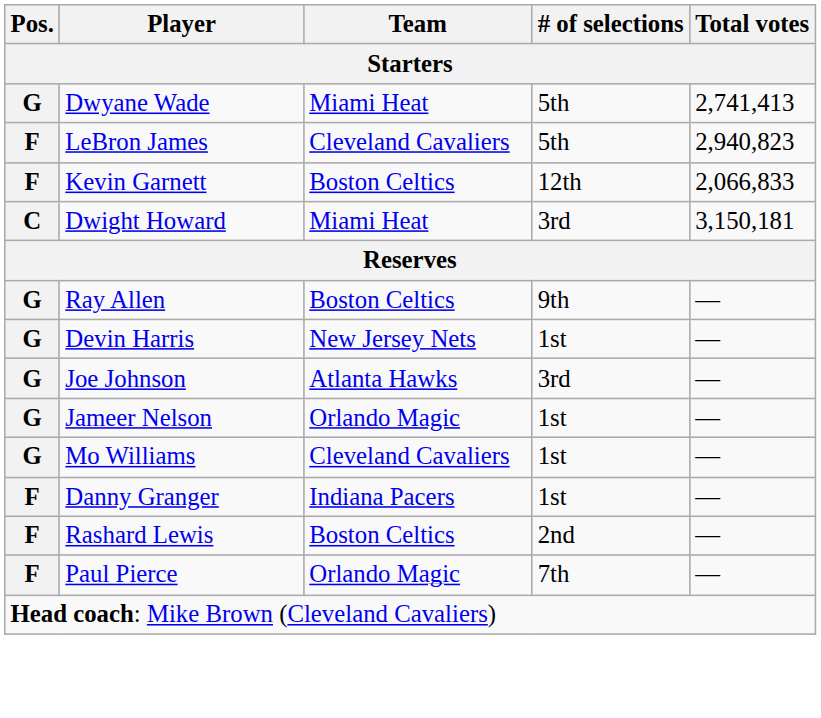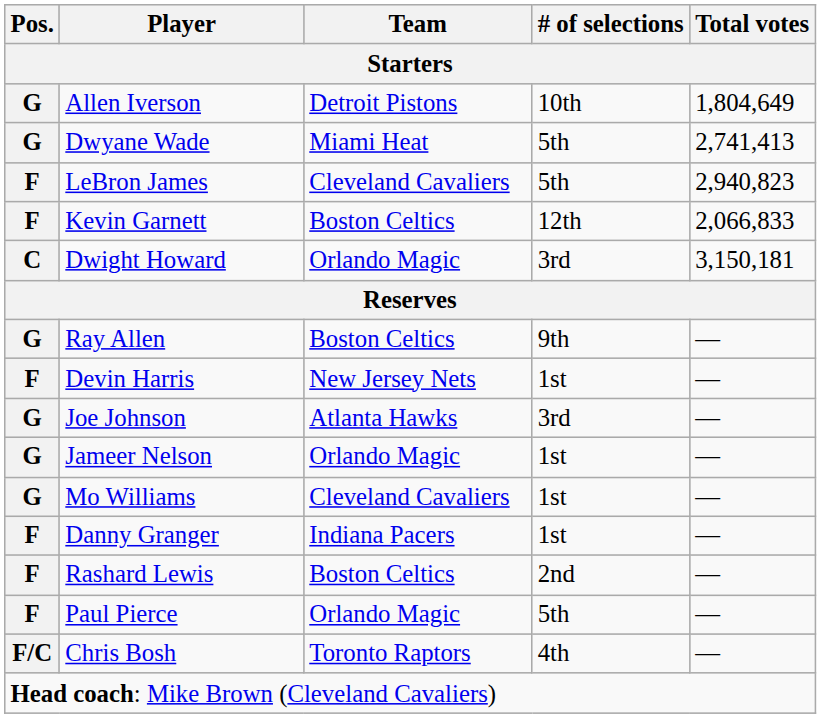+ row: (133, 102)
(369, 220) Miami Heat -> (385, 260) Orlando Magic
(32, 338) G -> (32, 378) F
(554, 574) 7th -> (554, 614) 5th
+ row: (121, 653)
